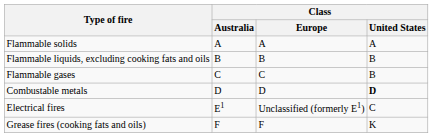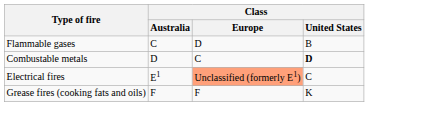- row: (42, 43)
- row: (108, 59)
(262, 75) C -> (198, 43) D
(262, 91) D -> (198, 59) C
(312, 108) no background -> (248, 76) lightsalmon background
